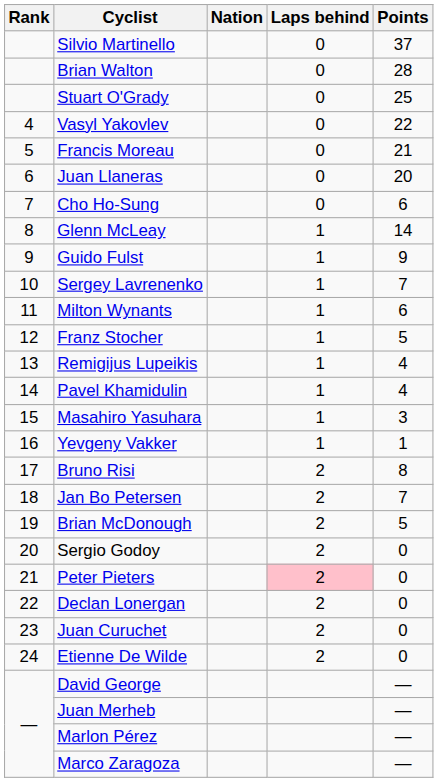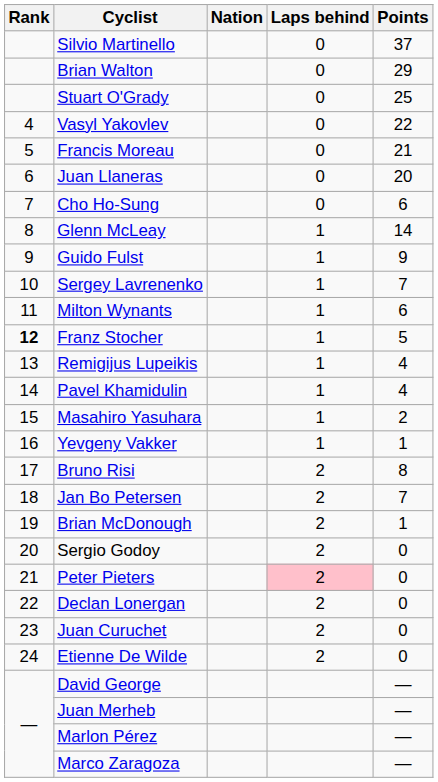(403, 71) 28 -> (403, 71) 29
(29, 337) normal -> (29, 337) bold
(403, 417) 3 -> (403, 417) 2
(403, 524) 5 -> (403, 524) 1
